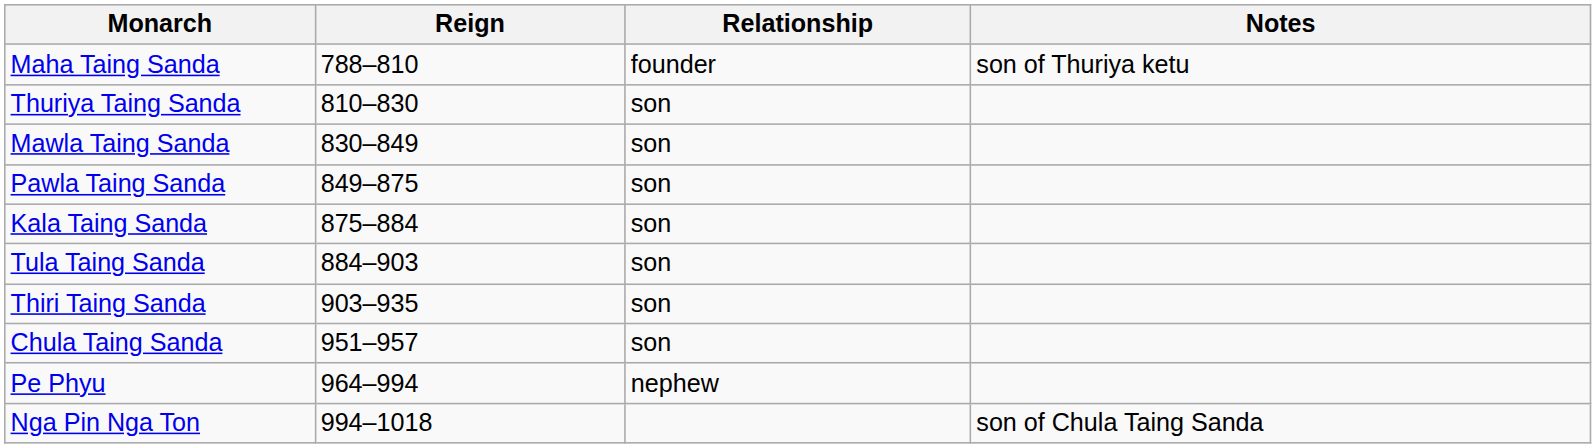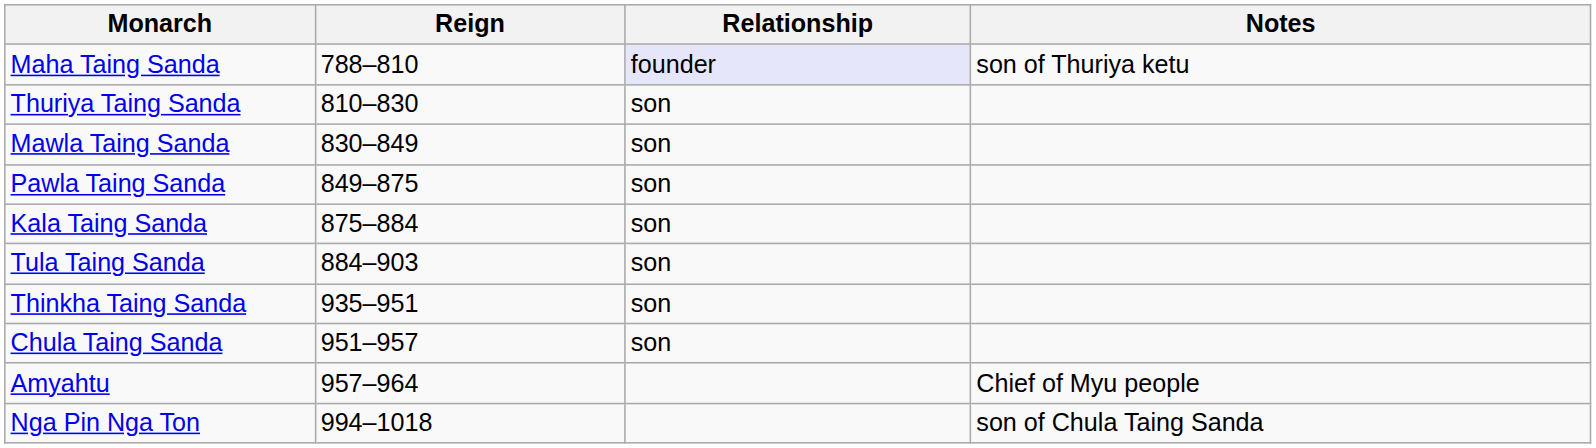(673, 64) no background -> (673, 64) lavender background
- row: (108, 303)
+ row: (128, 303)
+ row: (60, 382)
- row: (58, 382)
